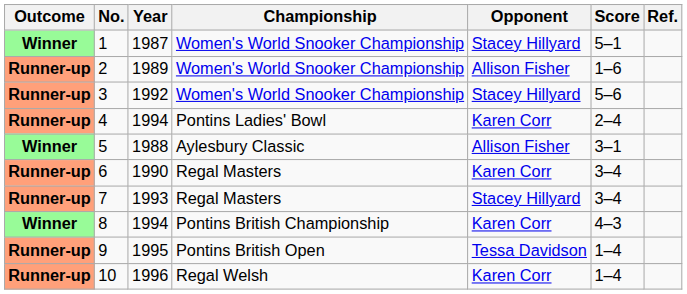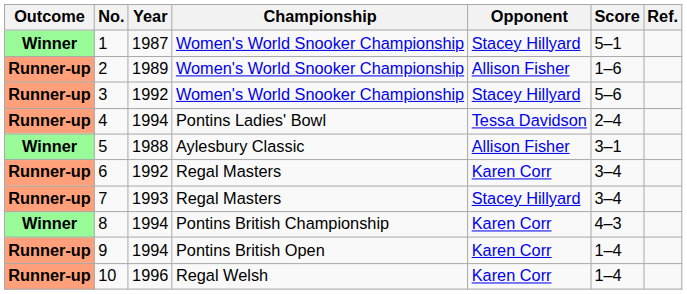(512, 120) Karen Corr -> (529, 120) Tessa Davidson
(150, 172) 1990 -> (150, 172) 1992
(150, 250) 1995 -> (150, 250) 1994
(529, 250) Tessa Davidson -> (512, 250) Karen Corr
